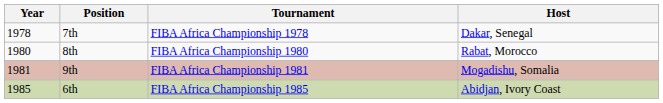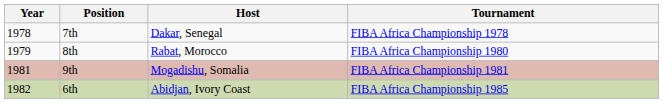columns swapped: (303, 13) <-> (558, 13)
(19, 51) 1980 -> (19, 51) 1979
(19, 88) 1985 -> (19, 88) 1982
